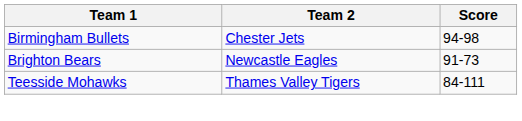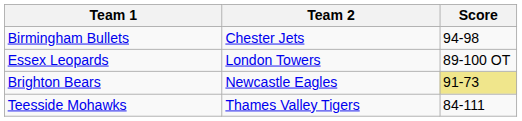+ row: (58, 60)
(461, 60) no background -> (461, 82) khaki background
